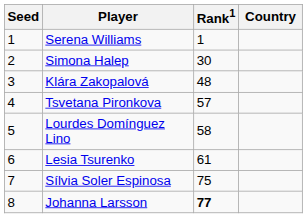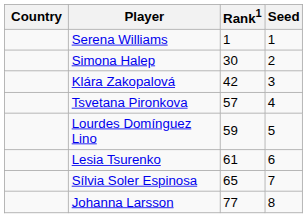columns swapped: (271, 16) <-> (23, 16)
(204, 81) 48 -> (230, 81) 42
(204, 131) 58 -> (230, 131) 59
(204, 180) 75 -> (230, 180) 65
(204, 202) bold -> (230, 202) normal
